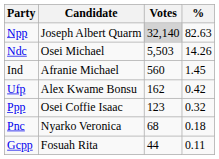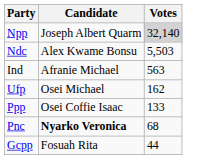- column: (198, 13)
(73, 51) Osei Michael -> (89, 51) Alex Kwame Bonsu
(156, 70) 560 -> (156, 70) 563
(89, 88) Alex Kwame Bonsu -> (73, 88) Osei Michael
(156, 107) 123 -> (156, 107) 133
(81, 126) normal -> (84, 126) bold
